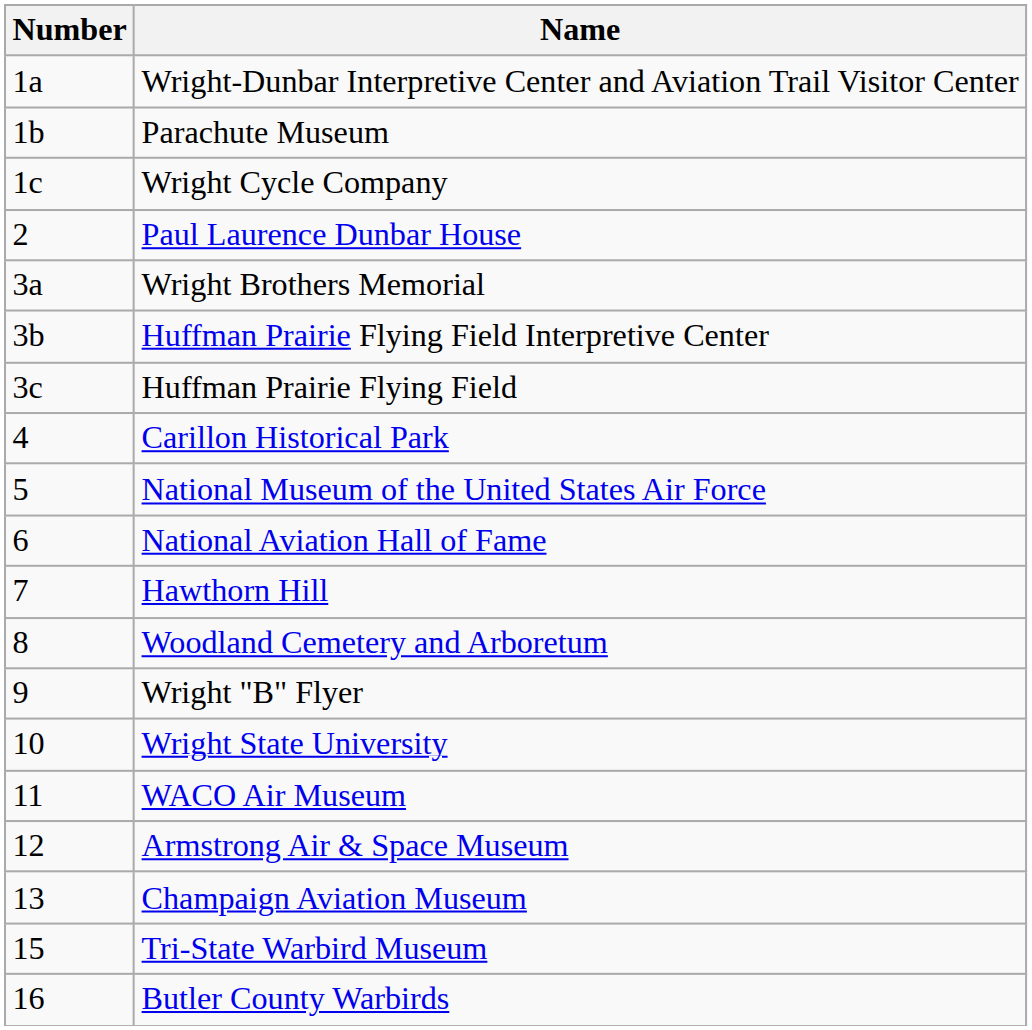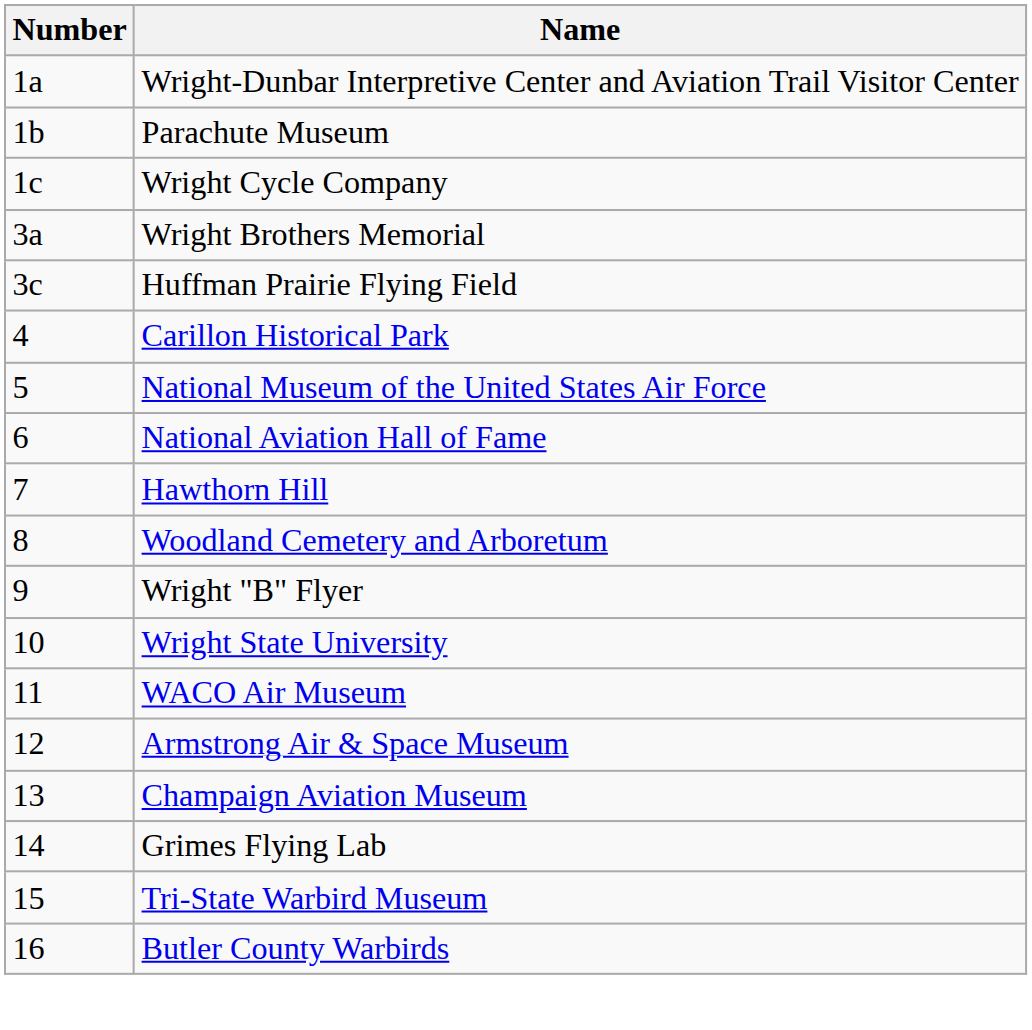- row: (331, 234)
- row: (455, 336)
+ row: (264, 846)
